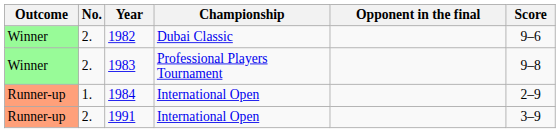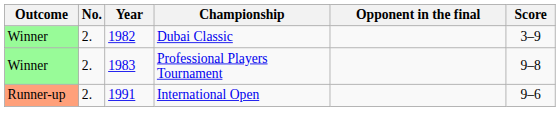(531, 36) 9–6 -> (531, 36) 3–9
- row: (122, 95)
(531, 116) 3–9 -> (531, 95) 9–6
